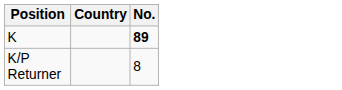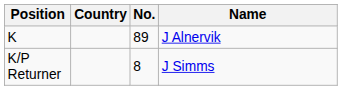+ column: (248, 15)
(141, 37) bold -> (141, 37) normal
